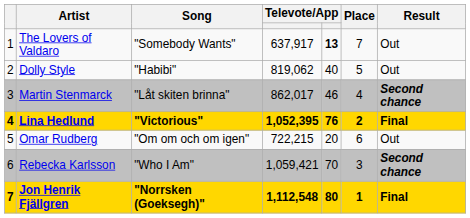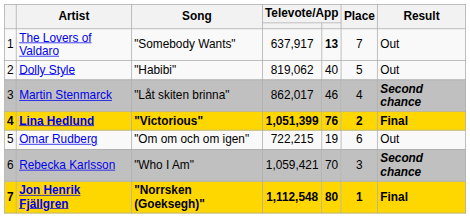(292, 121) 1,052,395 -> (292, 121) 1,051,399
(332, 139) 20 -> (332, 139) 19
